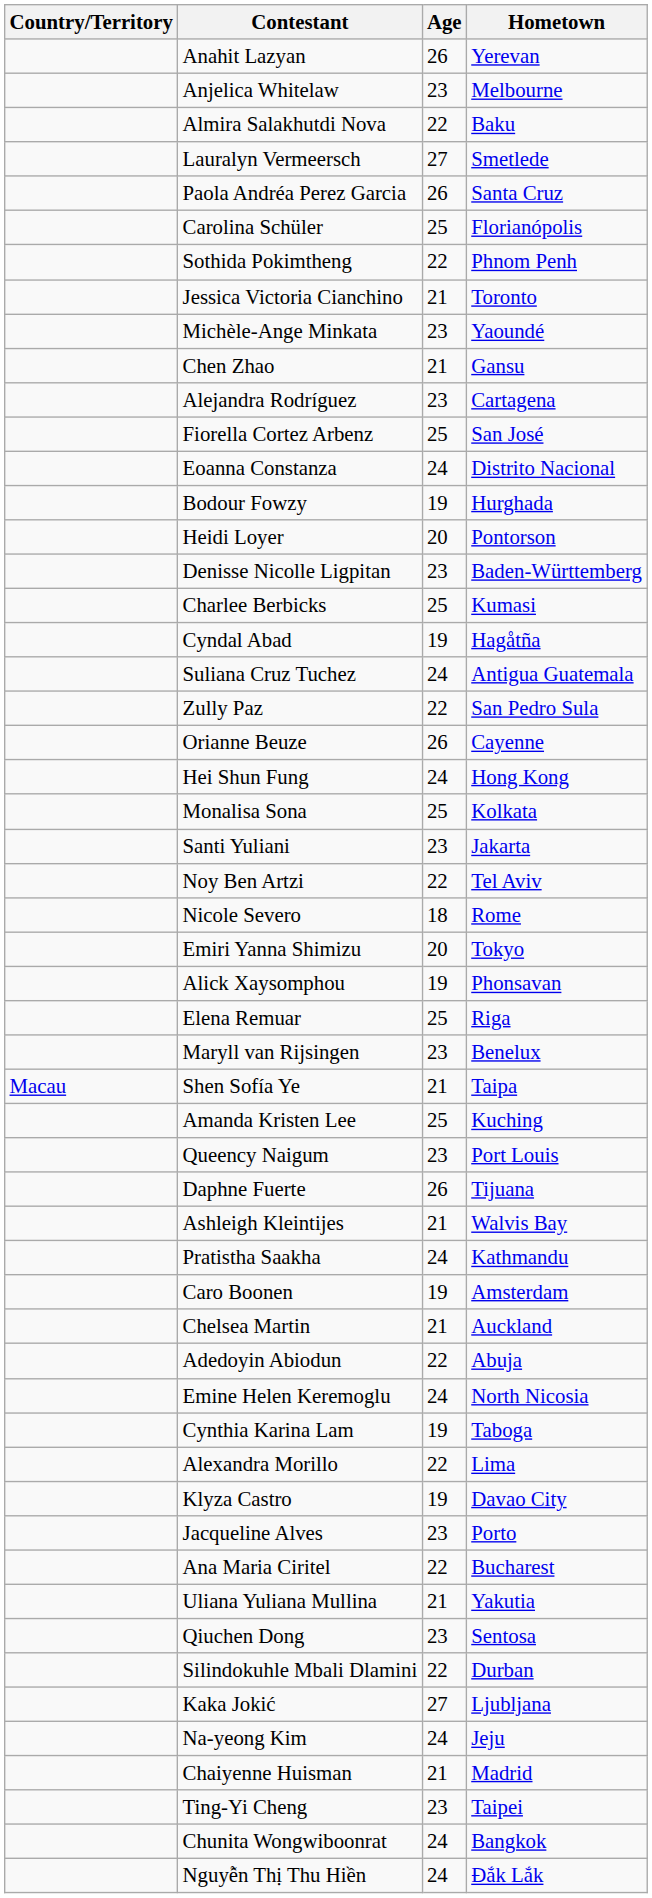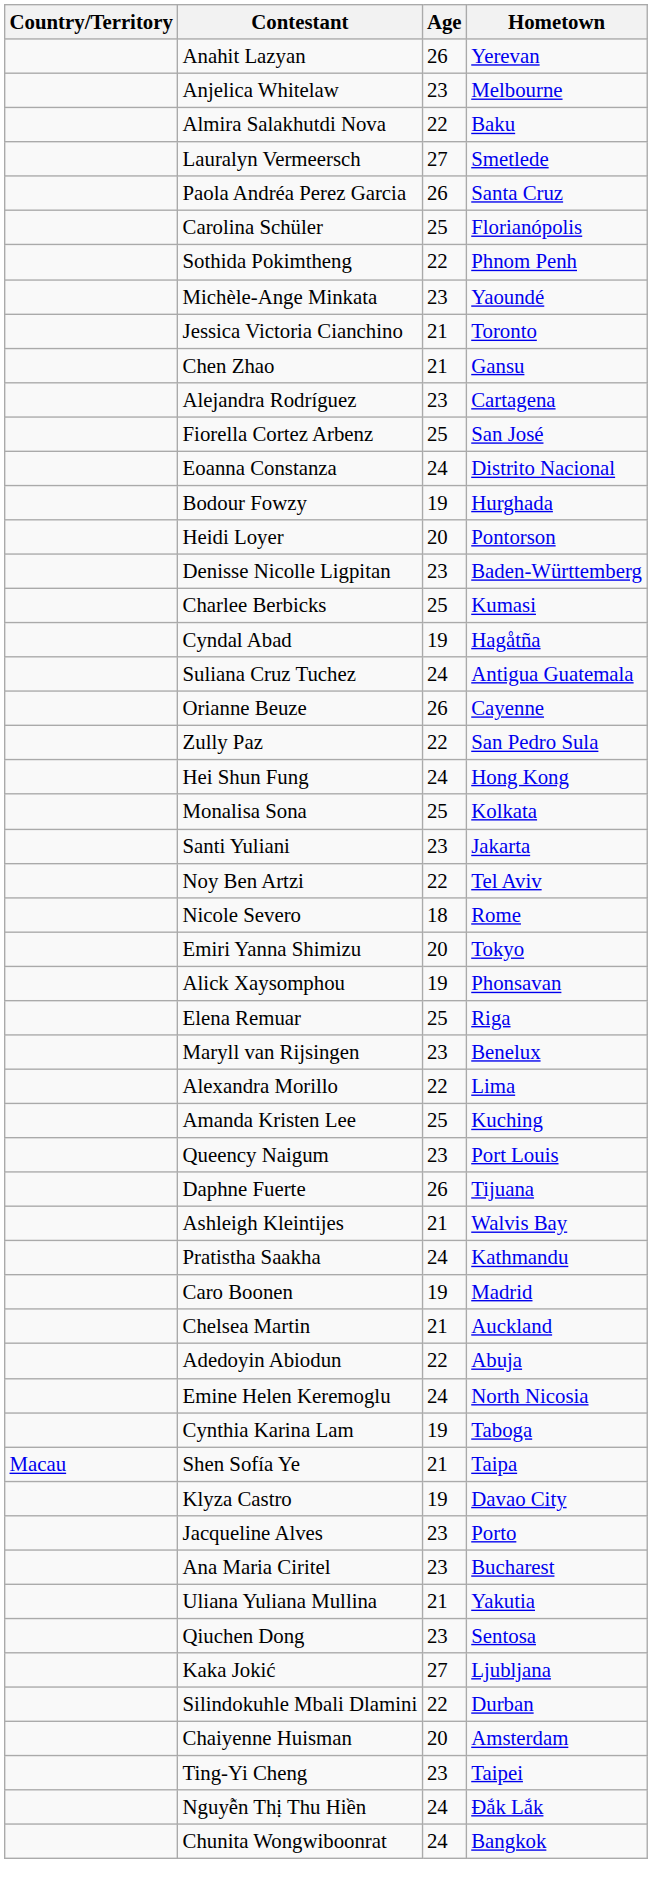rows swapped: (280, 330) <-> (293, 296)
rows swapped: (245, 742) <-> (223, 708)
rows swapped: (241, 1086) <-> (260, 1463)
(520, 1292) Amsterdam -> (502, 1292) Madrid
(437, 1566) 22 -> (437, 1566) 23
rows swapped: (229, 1704) <-> (300, 1669)
- row: (245, 1738)
(437, 1772) 21 -> (437, 1738) 20
(502, 1772) Madrid -> (520, 1738) Amsterdam
rows swapped: (285, 1841) <-> (274, 1875)
